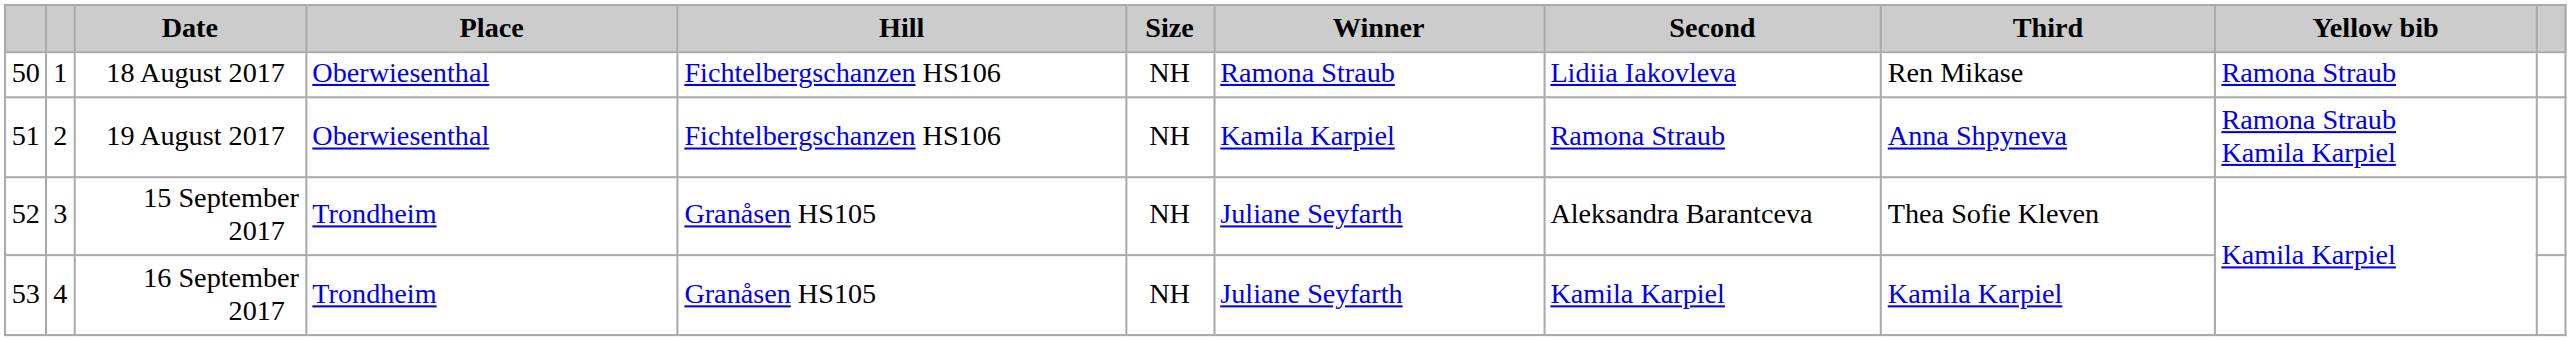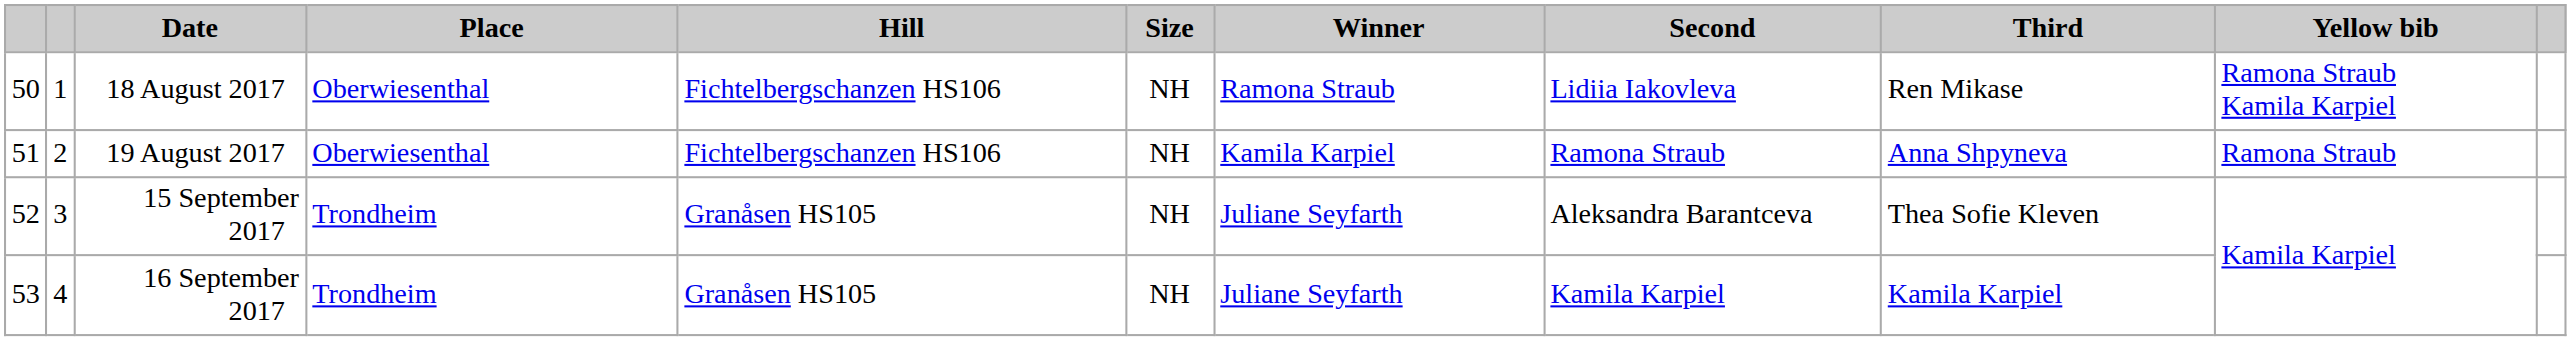(2309, 73) Ramona Straub -> (2309, 89) Ramona Straub Kamila Karpiel
(2309, 135) Ramona Straub Kamila Karpiel -> (2309, 152) Ramona Straub
